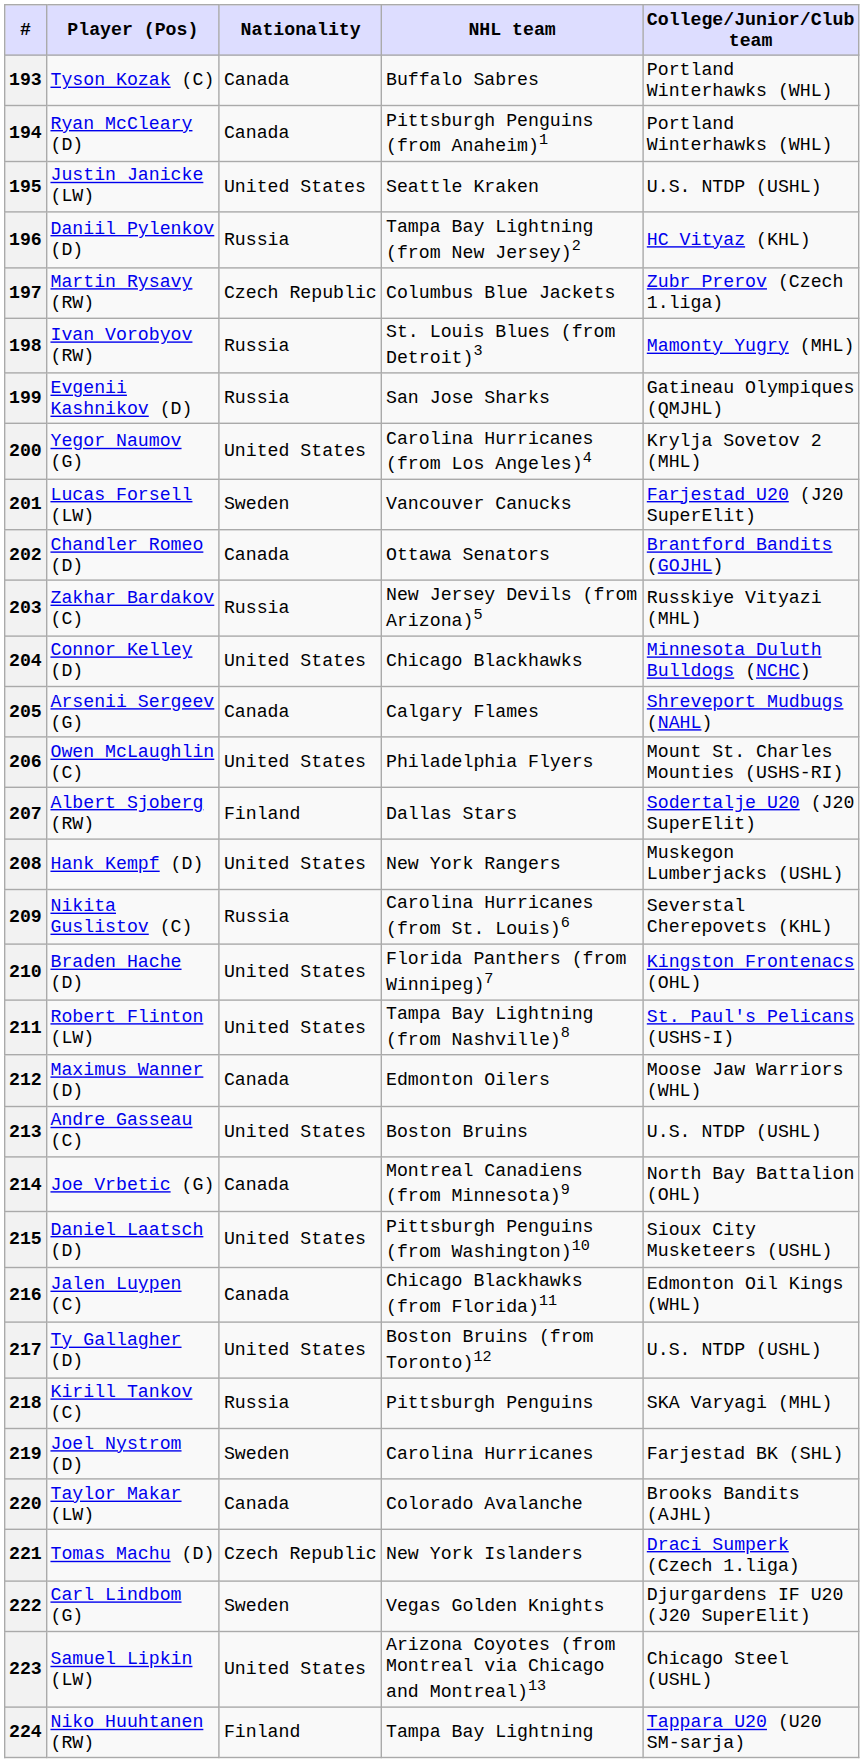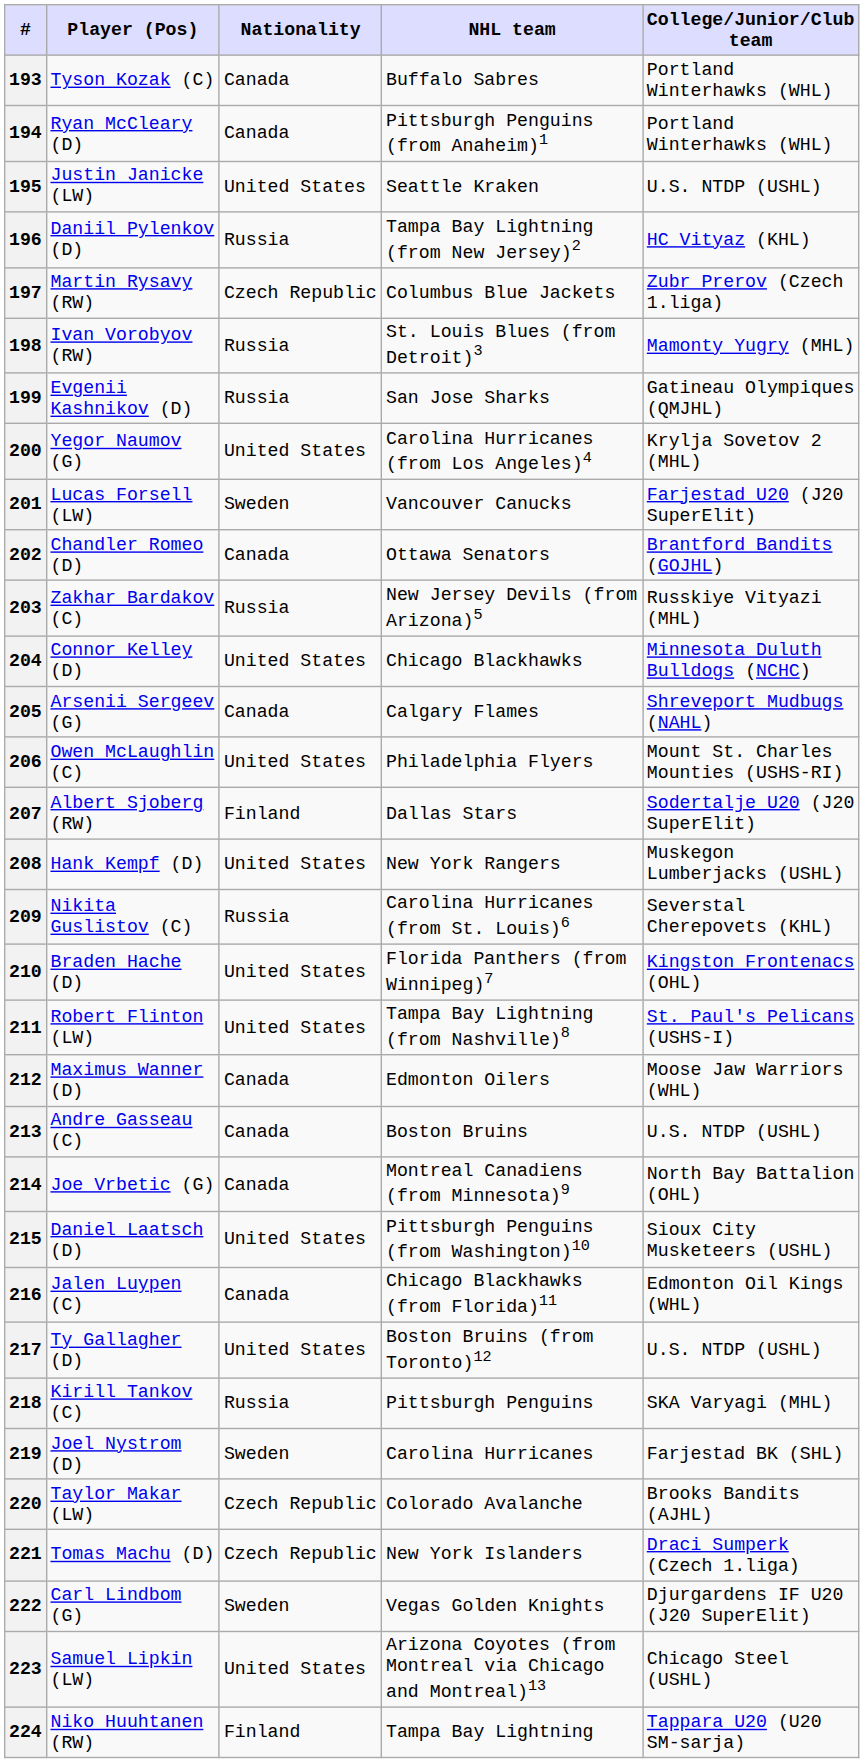(295, 1131) United States -> (257, 1131) Canada
(257, 1504) Canada -> (300, 1504) Czech Republic
